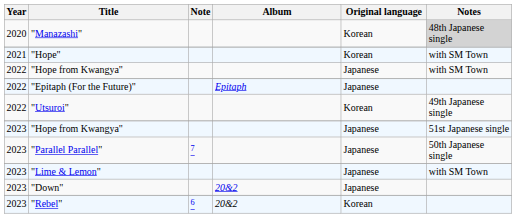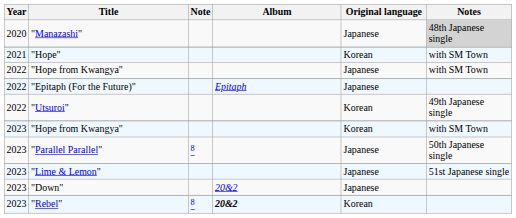(358, 33) Korean -> (361, 33) Japanese
(361, 129) Japanese -> (358, 129) Korean
(469, 129) 51st Japanese single -> (458, 129) with SM Town
(193, 150) 7 -> (193, 150) 8
(458, 171) with SM Town -> (469, 171) 51st Japanese single
(193, 204) 6 -> (193, 204) 8
(226, 204) normal -> (226, 204) bold
